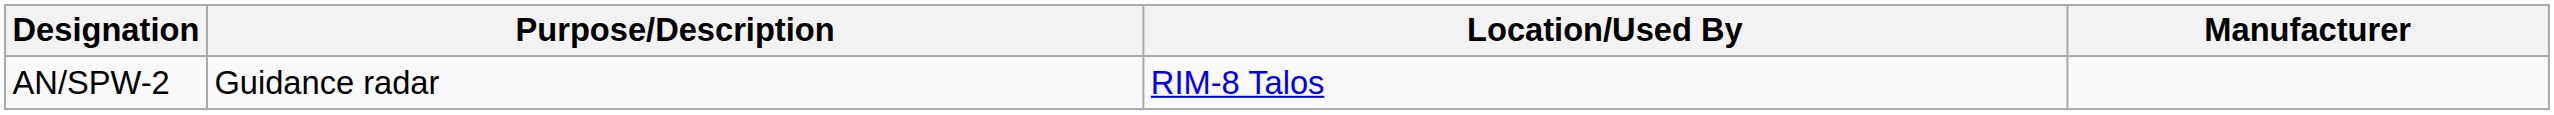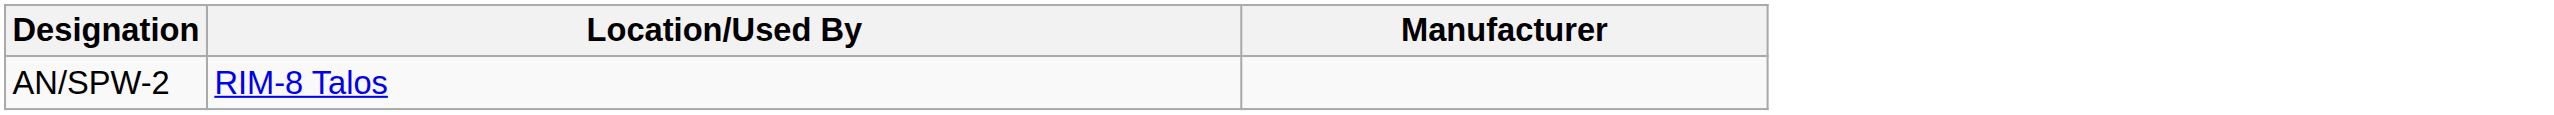- column: (675, 30)
